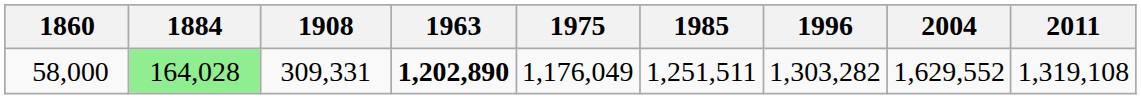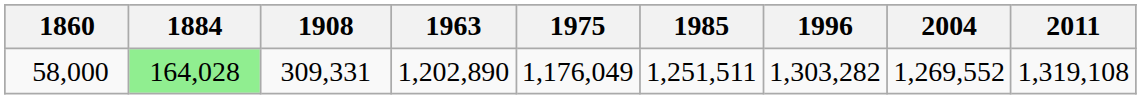(453, 70) bold -> (453, 70) normal
(949, 70) 1,629,552 -> (949, 70) 1,269,552
